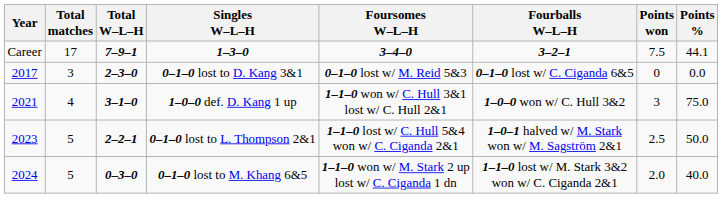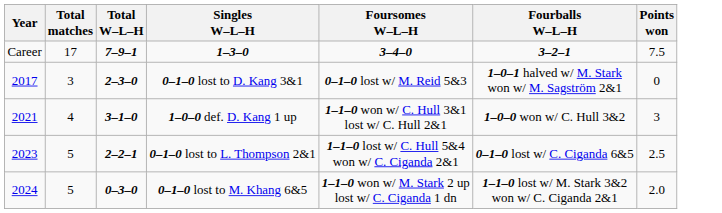- column: (697, 22)
(555, 73) 0–1–0 lost w/ C. Ciganda 6&5 -> (555, 80) 1–0–1 halved w/ M. Stark won w/ M. Sagström 2&1
(555, 138) 1–0–1 halved w/ M. Stark won w/ M. Sagström 2&1 -> (555, 154) 0–1–0 lost w/ C. Ciganda 6&5
